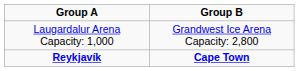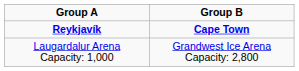rows swapped: (77, 58) <-> (77, 35)
